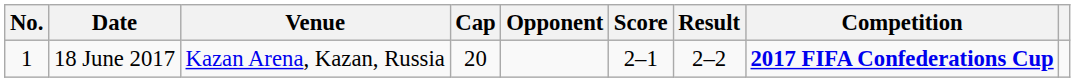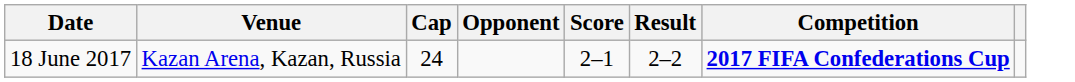- column: (27, 22)
(475, 58) 20 -> (432, 58) 24
